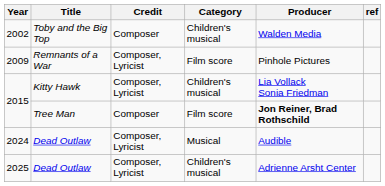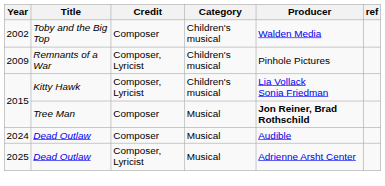(210, 60) Film score -> (209, 60) Children's musical
(210, 114) Film score -> (204, 114) Musical
(137, 141) Composer, Lyricist -> (136, 135) Composer
(209, 168) Children's musical -> (204, 156) Musical
